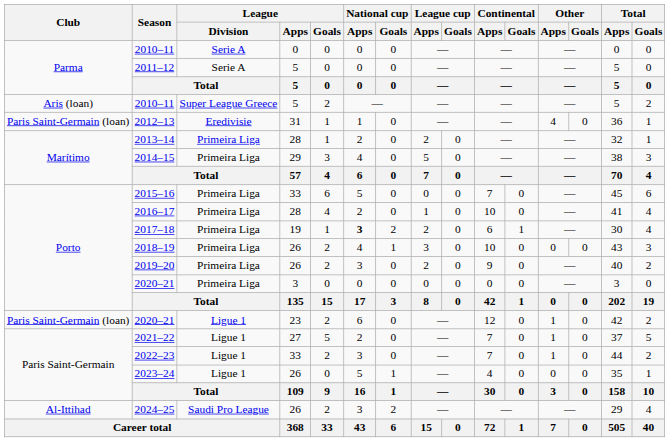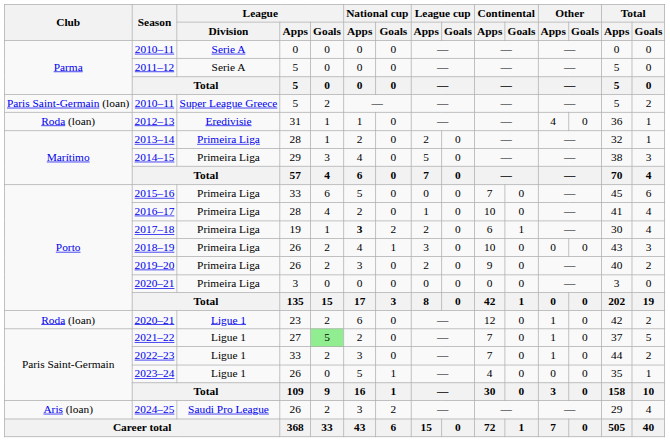(68, 103) Aris (loan) -> (68, 103) Paris Saint-Germain (loan)
(68, 121) Paris Saint-Germain (loan) -> (68, 121) Roda (loan)
(68, 319) Paris Saint-Germain (loan) -> (68, 319) Roda (loan)
(327, 337) no background -> (327, 337) lightgreen background
(68, 409) Al-Ittihad -> (68, 409) Aris (loan)
